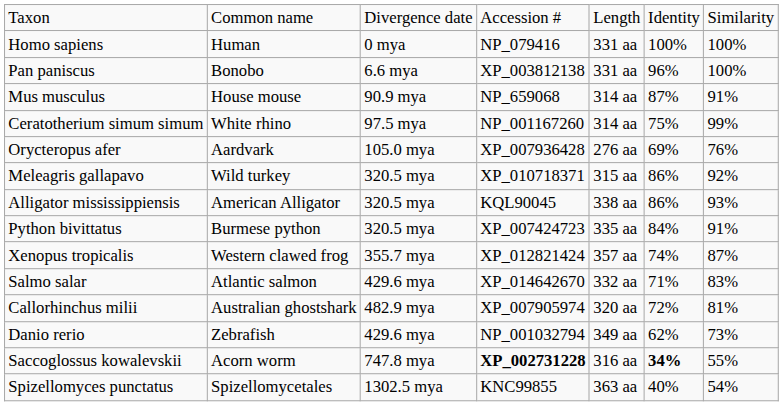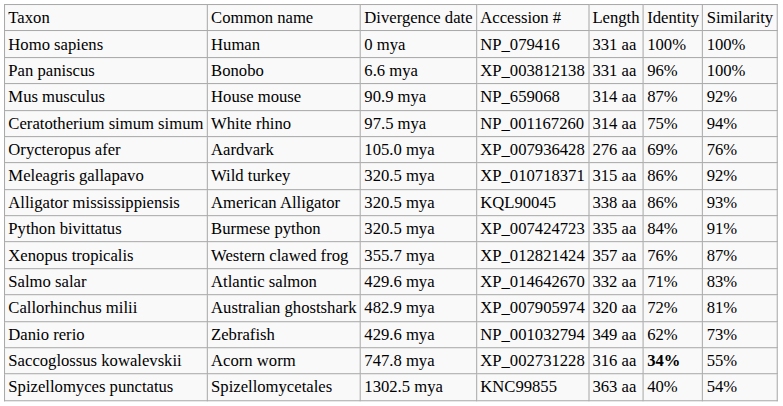(723, 96) 91% -> (722, 96) 92%
(723, 123) 99% -> (722, 123) 94%
(663, 255) 74% -> (662, 255) 76%
(533, 360) bold -> (532, 360) normal
